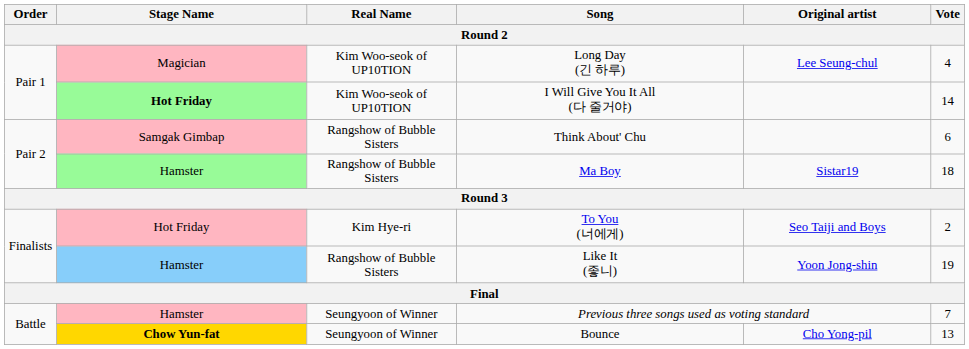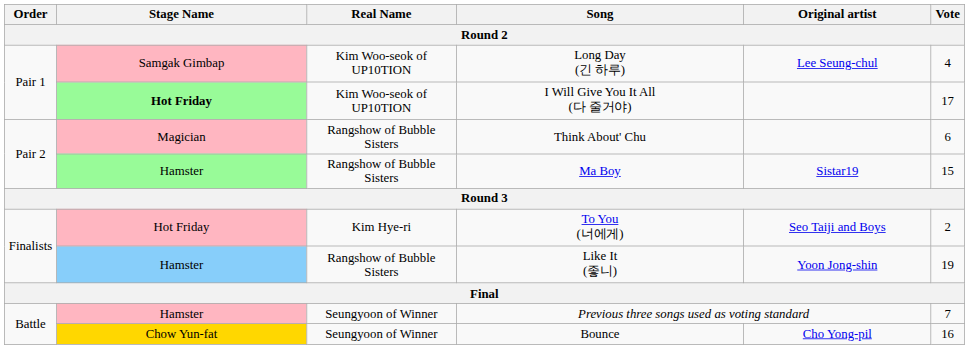(181, 63) Magician -> (181, 63) Samgak Gimbap
(948, 100) 14 -> (948, 100) 17
(181, 136) Samgak Gimbap -> (181, 136) Magician
(948, 171) 18 -> (948, 171) 15
(181, 333) bold -> (181, 333) normal
(948, 333) 13 -> (948, 333) 16
